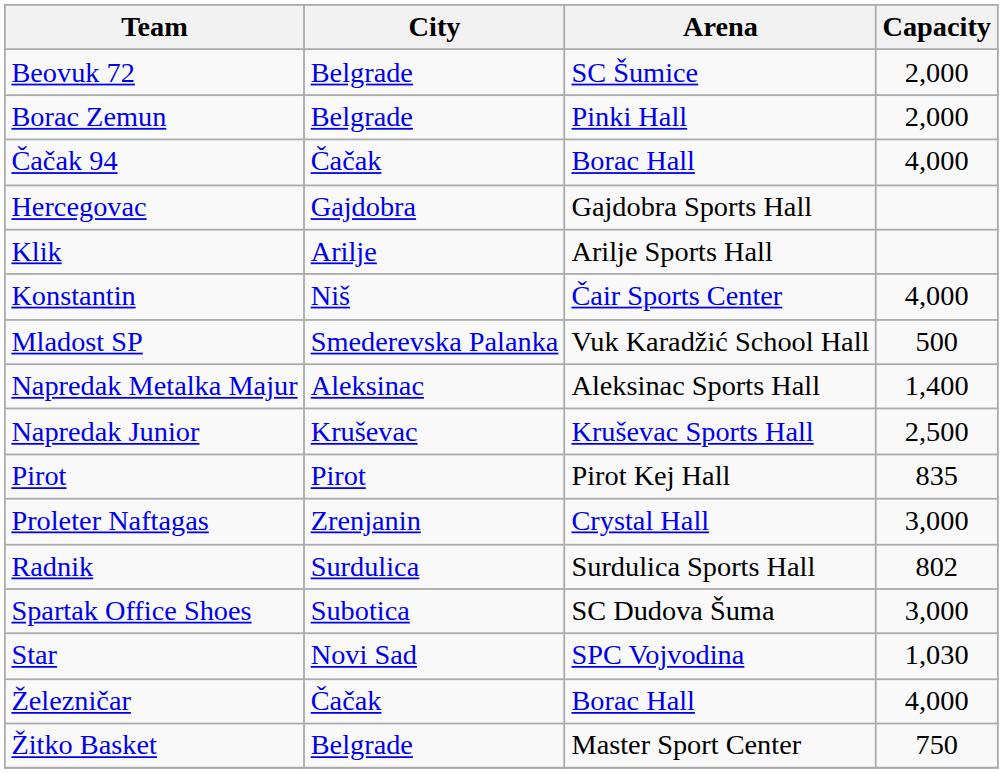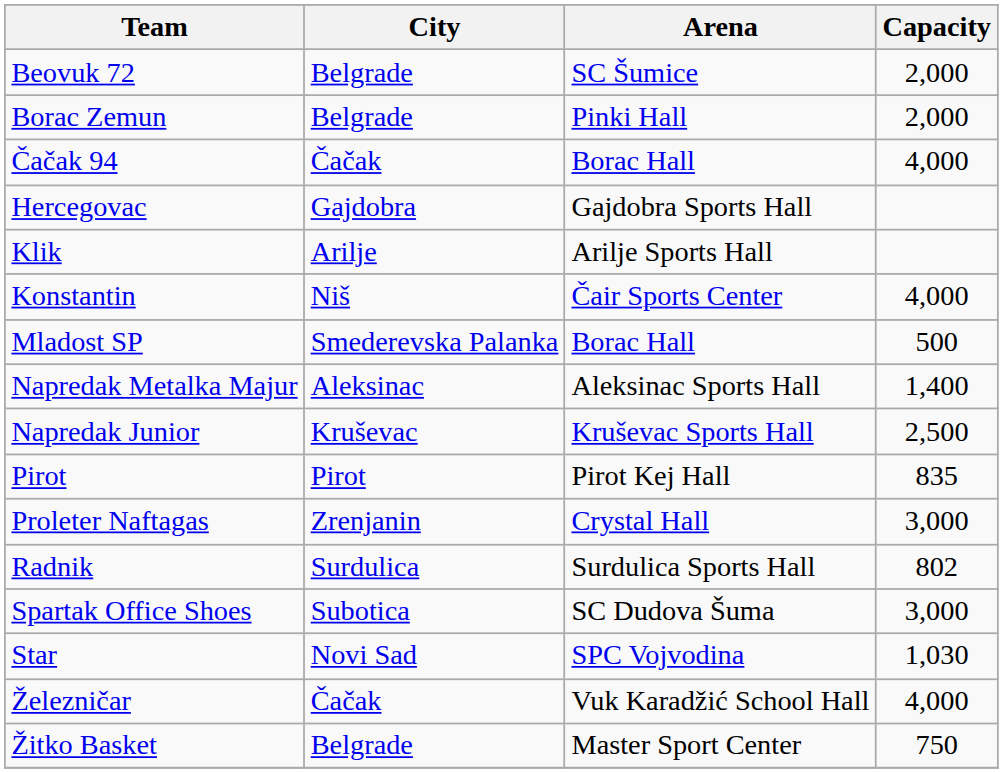(720, 341) Vuk Karadžić School Hall -> (633, 341) Borac Hall
(633, 700) Borac Hall -> (720, 700) Vuk Karadžić School Hall
